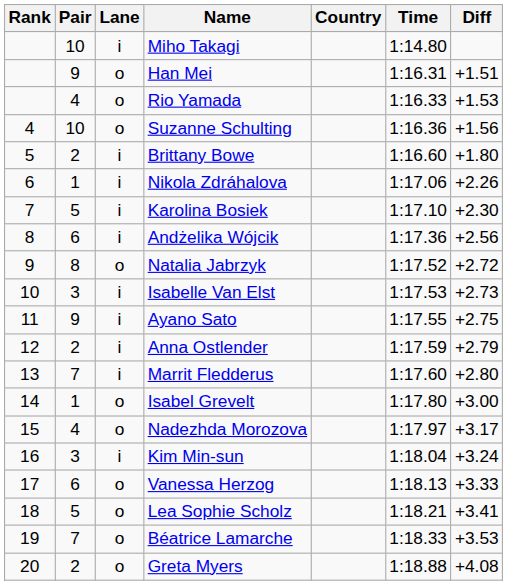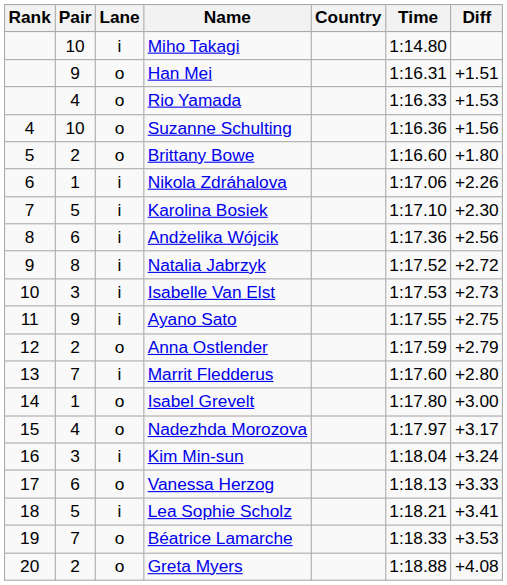(120, 155) i -> (120, 155) o
(120, 264) o -> (120, 264) i
(120, 347) i -> (120, 347) o
(120, 511) o -> (120, 511) i
